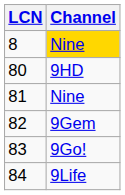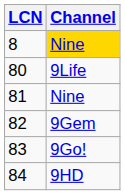(67, 70) 9HD -> (68, 70) 9Life
(68, 176) 9Life -> (67, 176) 9HD
